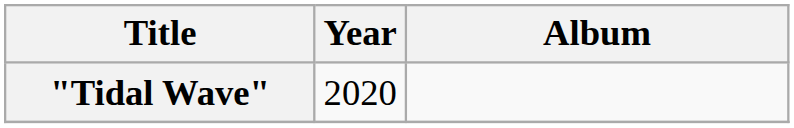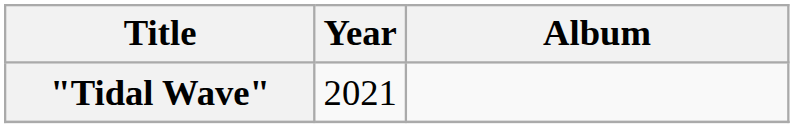(360, 91) 2020 -> (360, 91) 2021
